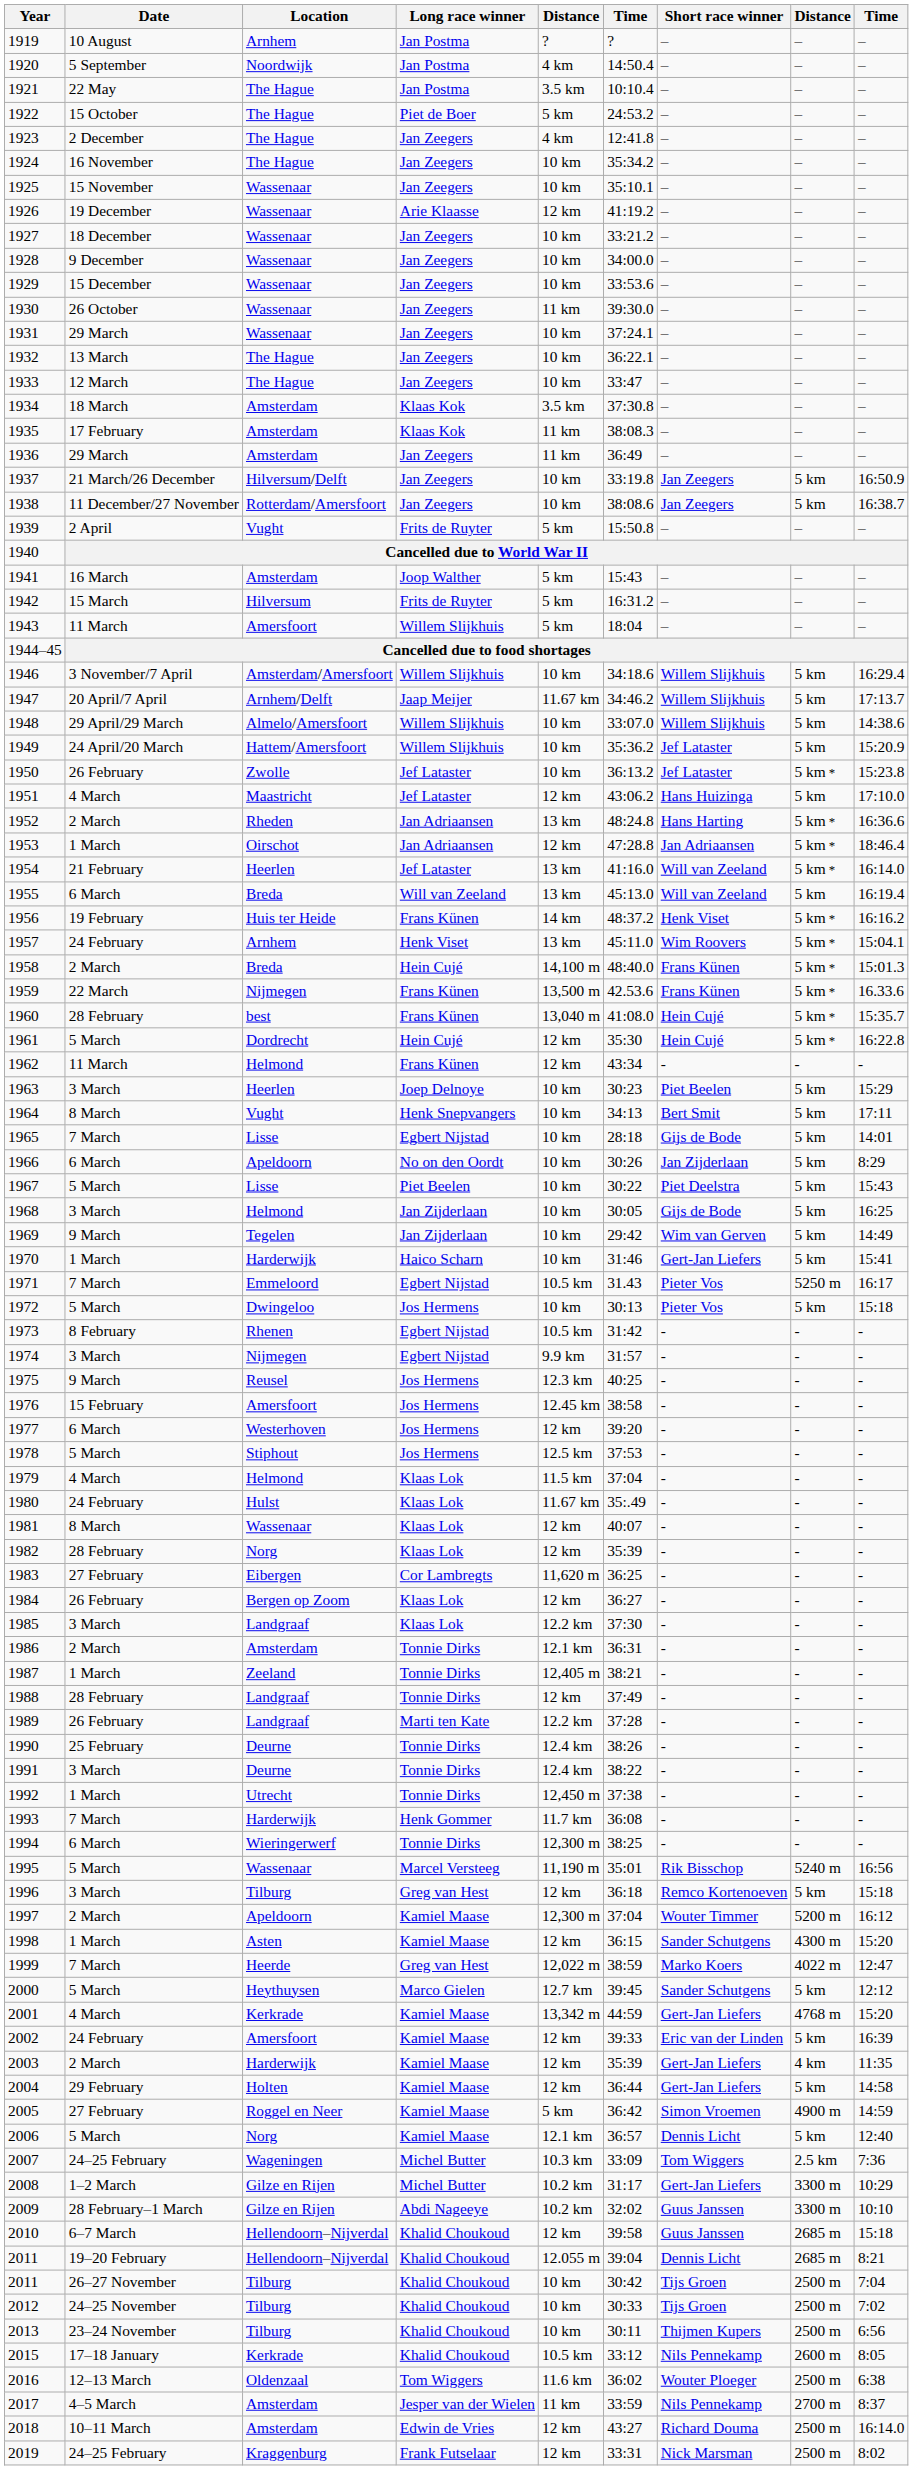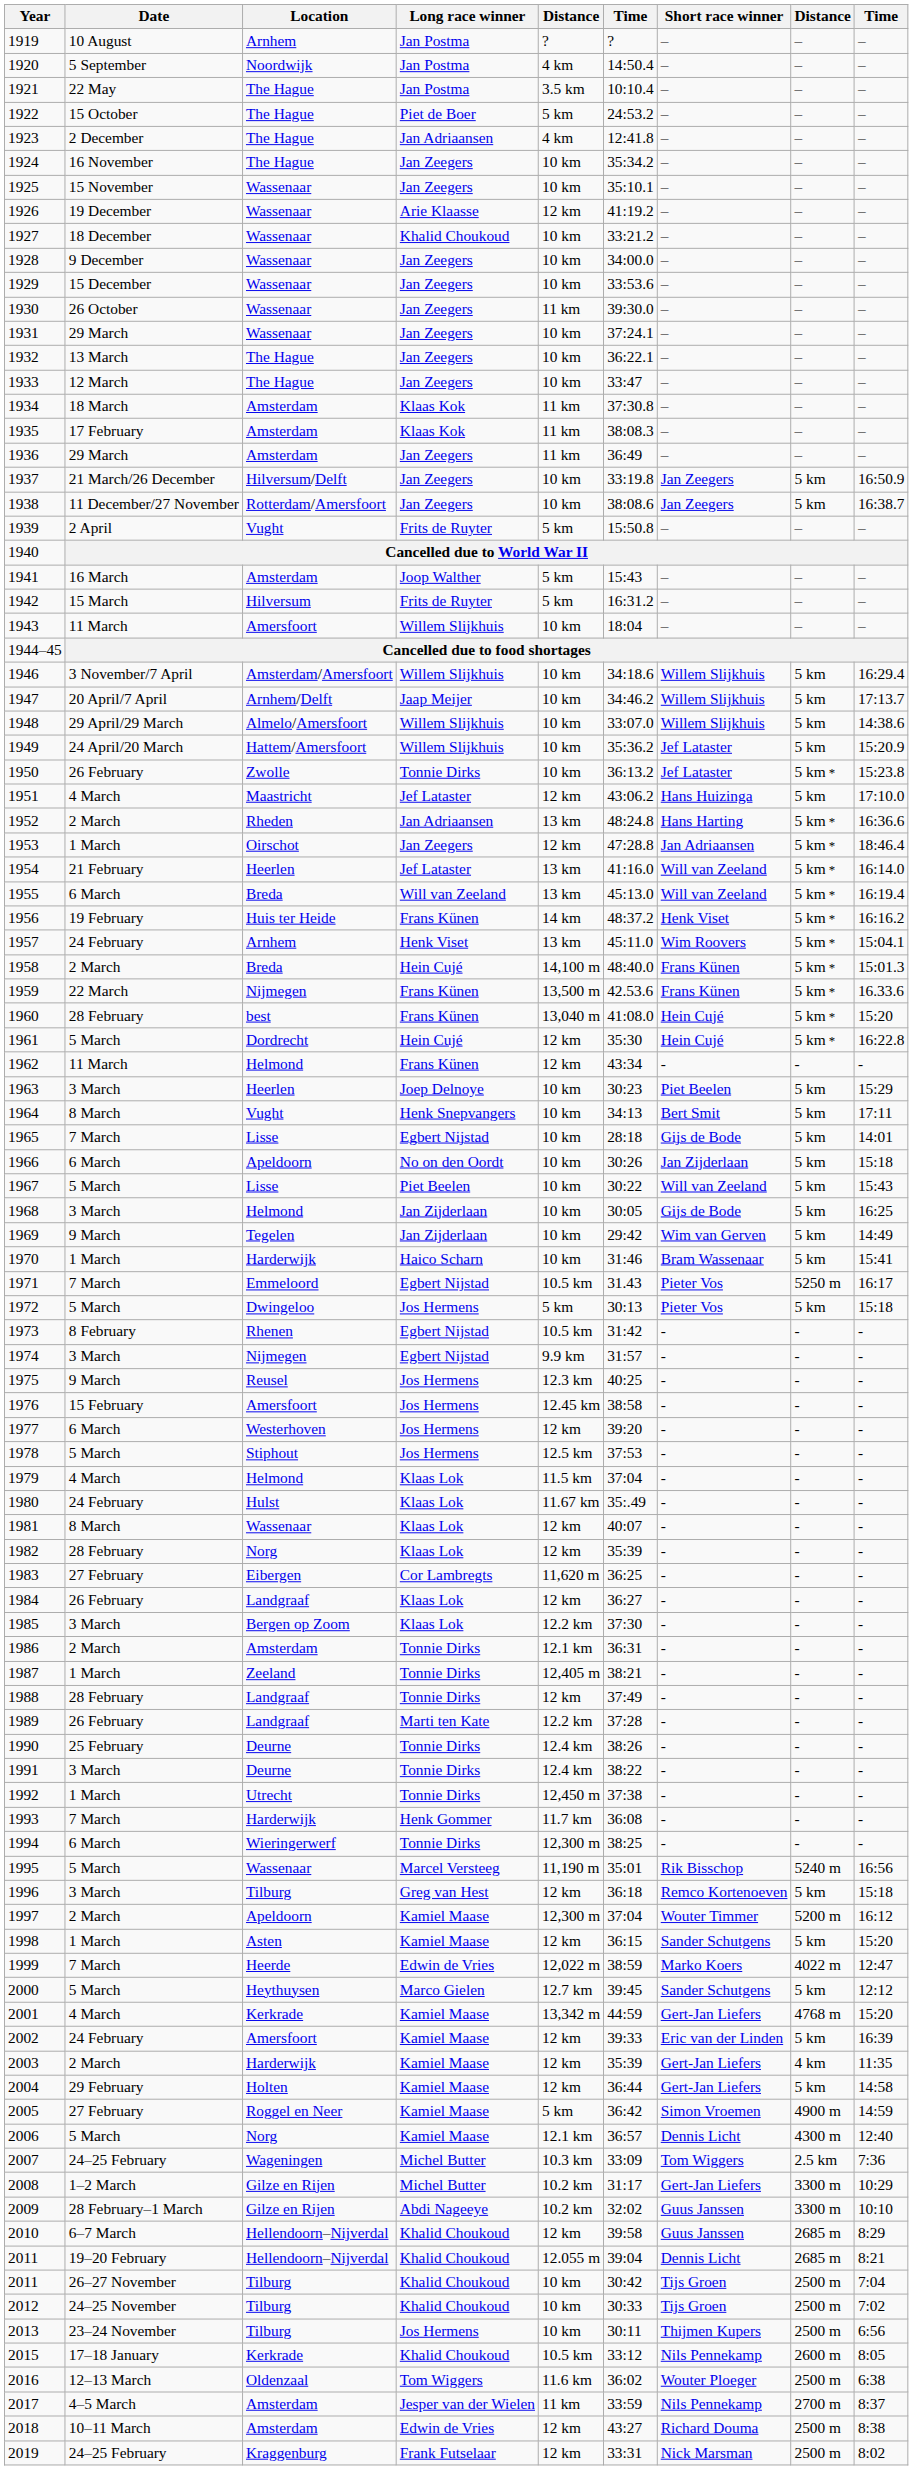(436, 138) Jan Zeegers -> (447, 138) Jan Adriaansen
(436, 235) Jan Zeegers -> (455, 235) Khalid Choukoud
(563, 406) 3.5 km -> (561, 406) 11 km
(558, 625) 5 km -> (561, 625) 10 km
(571, 698) 11.67 km -> (561, 698) 10 km
(435, 771) Jef Lataster -> (440, 771) Tonnie Dirks
(447, 844) Jan Adriaansen -> (436, 844) Jan Zeegers
(810, 893) 5 km -> (815, 893) 5 km *
(881, 1015) 15:35.7 -> (875, 1015) 15:20
(872, 1161) 8:29 -> (875, 1161) 15:18
(700, 1185) Piet Deelstra -> (714, 1185) Will van Zeeland
(711, 1259) Gert-Jan Liefers -> (712, 1259) Bram Wassenaar
(561, 1307) 10 km -> (558, 1307) 5 km
(298, 1600) Bergen op Zoom -> (278, 1600) Landgraaf
(278, 1624) Landgraaf -> (298, 1624) Bergen op Zoom
(818, 1941) 4300 m -> (810, 1941) 5 km
(444, 1965) Greg van Hest -> (447, 1965) Edwin de Vries
(810, 2135) 5 km -> (818, 2135) 4300 m
(875, 2233) 15:18 -> (872, 2233) 8:29
(455, 2330) Khalid Choukoud -> (439, 2330) Jos Hermens
(881, 2428) 16:14.0 -> (872, 2428) 8:38
